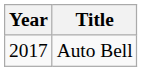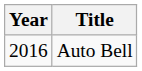(28, 50) 2017 -> (28, 50) 2016
